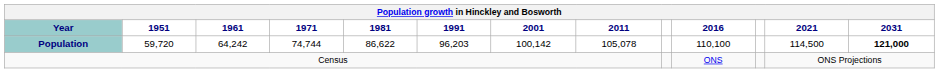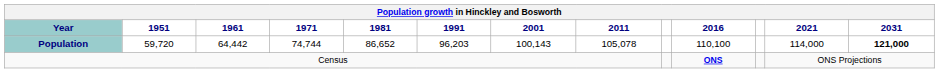(233, 44) 64,242 -> (233, 44) 64,442
(380, 44) 86,622 -> (380, 44) 86,652
(533, 44) 100,142 -> (533, 44) 100,143
(807, 44) 114,500 -> (807, 44) 114,000
(713, 60) normal -> (713, 60) bold
